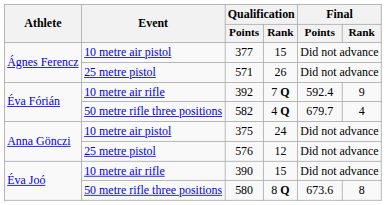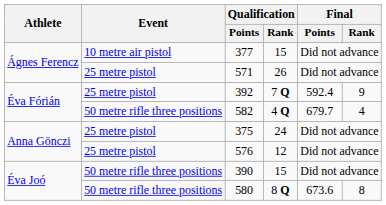(124, 92) 10 metre air rifle -> (120, 92) 25 metre pistol
(128, 131) 10 metre air pistol -> (120, 131) 25 metre pistol
(124, 171) 10 metre air rifle -> (153, 171) 50 metre rifle three positions
